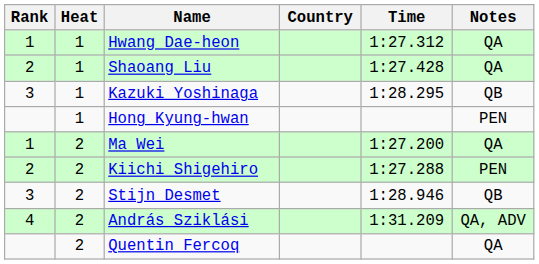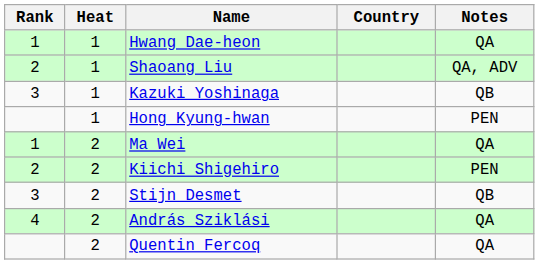- column: (407, 17)
(493, 68) QA -> (485, 68) QA, ADV
(493, 221) QA, ADV -> (485, 221) QA
